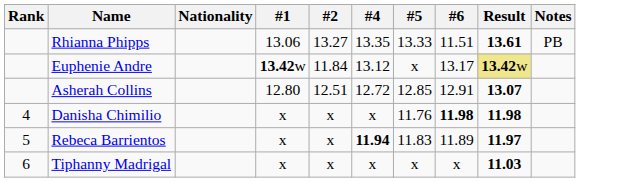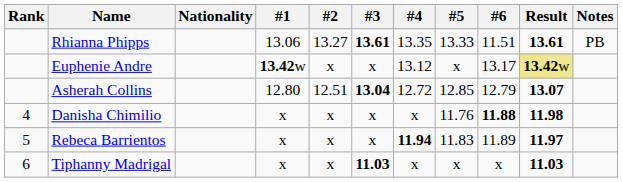+ column: (372, 16)
(330, 66) 11.84 -> (330, 66) x
(457, 90) 12.91 -> (499, 90) 12.79
(457, 115) 11.98 -> (499, 115) 11.88
